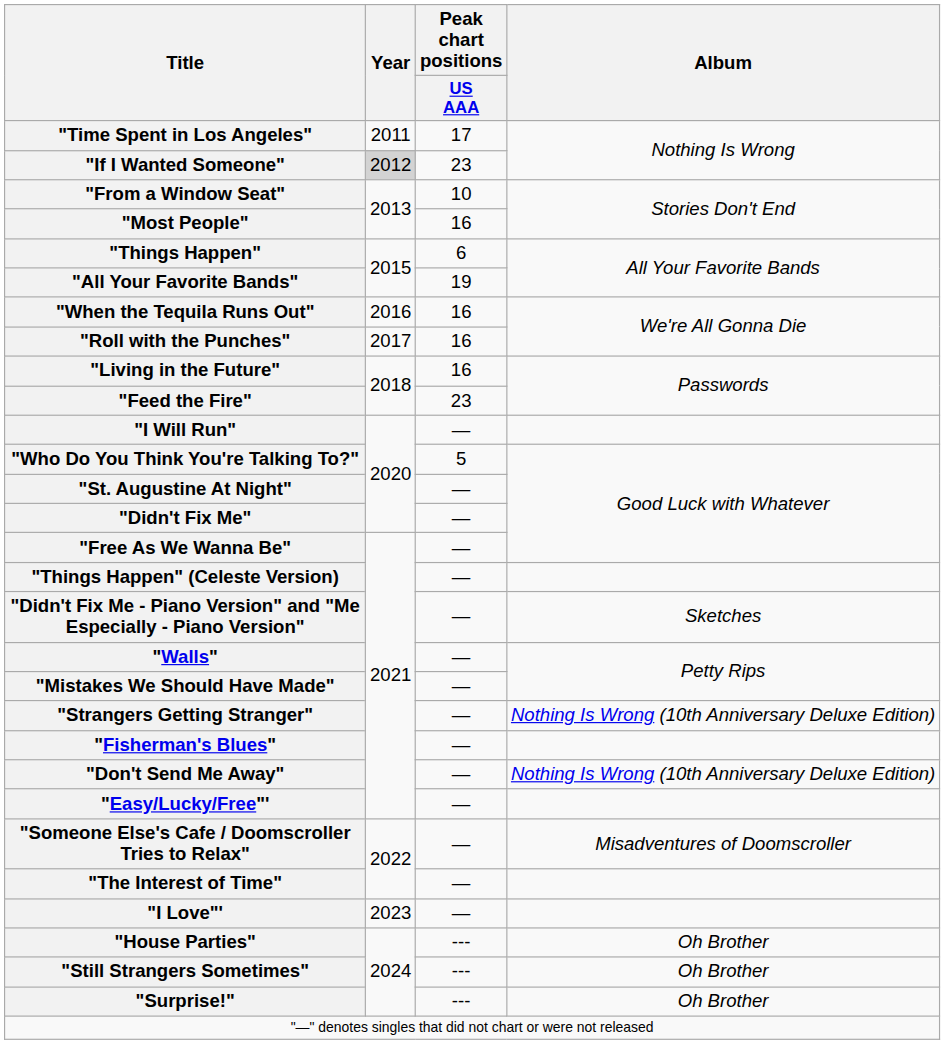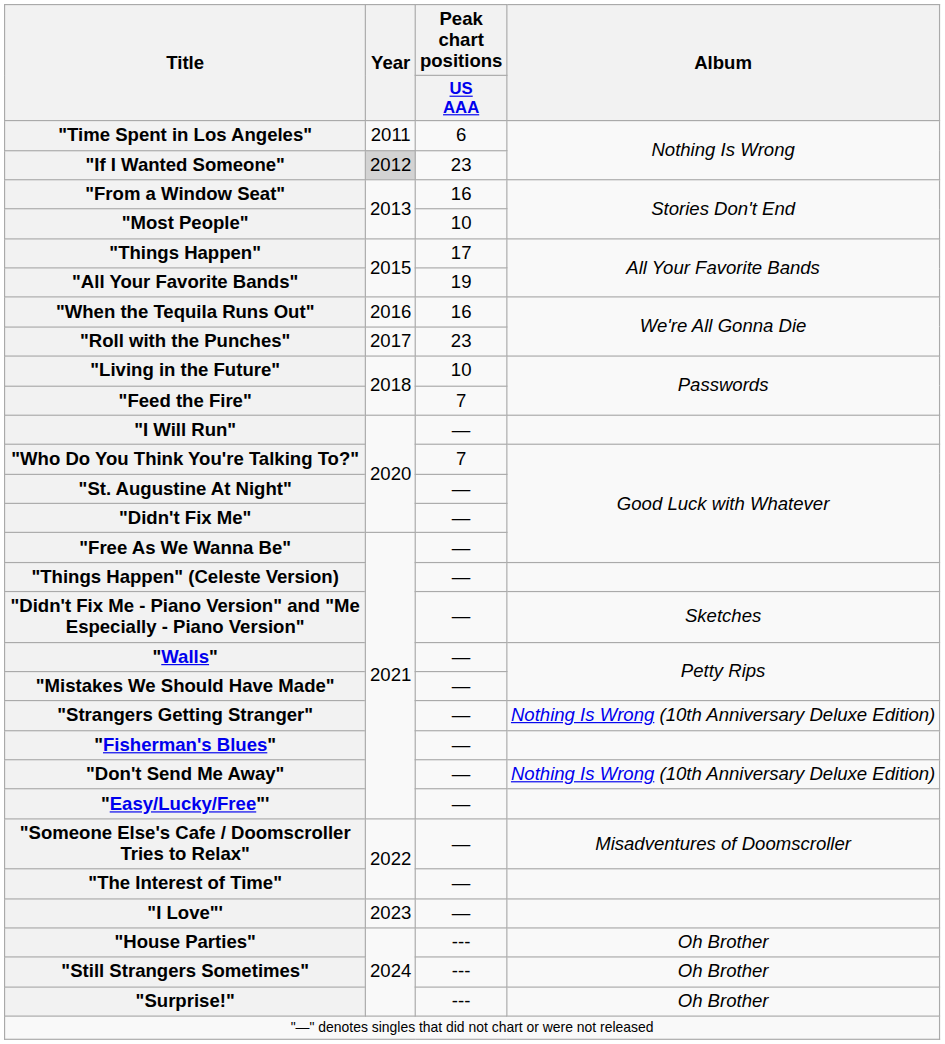(461, 135) 17 -> (461, 135) 6
(461, 194) 10 -> (461, 194) 16
(461, 223) 16 -> (461, 223) 10
(461, 253) 6 -> (461, 253) 17
(461, 341) 16 -> (461, 341) 23
(461, 370) 16 -> (461, 370) 10
(461, 400) 23 -> (461, 400) 7
(461, 459) 5 -> (461, 459) 7
